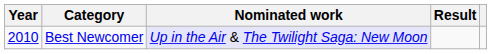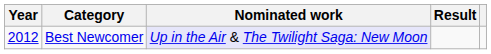(23, 37) 2010 -> (23, 37) 2012
